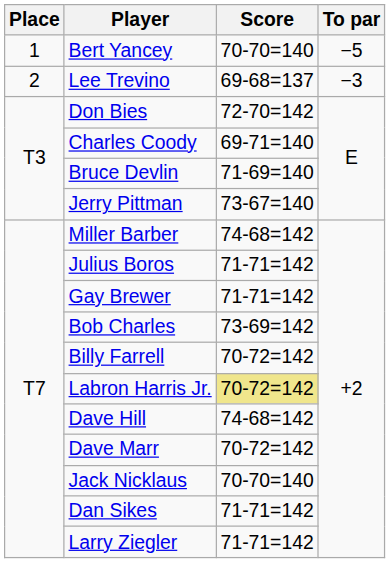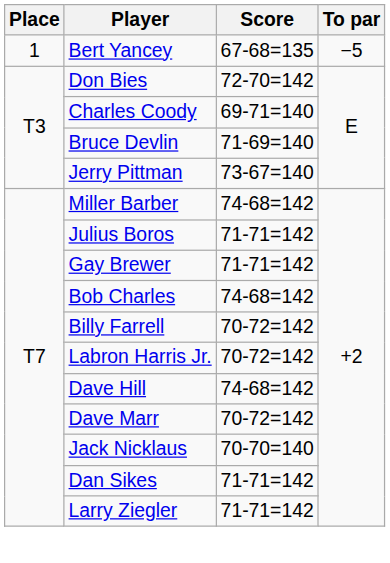(267, 50) 70-70=140 -> (267, 50) 67-68=135
- row: (119, 81)
(267, 326) 73-69=142 -> (267, 296) 74-68=142
(267, 388) khaki background -> (267, 357) no background
